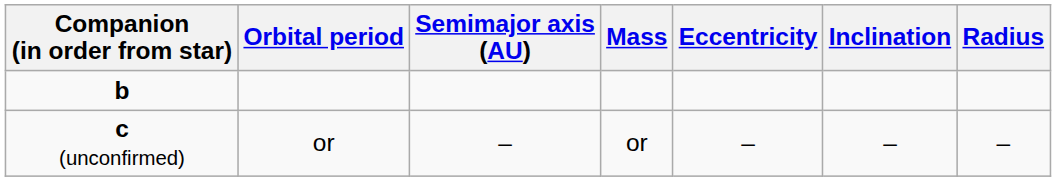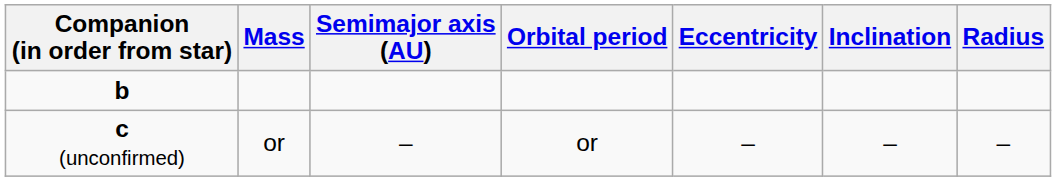columns swapped: (637, 37) <-> (324, 37)
